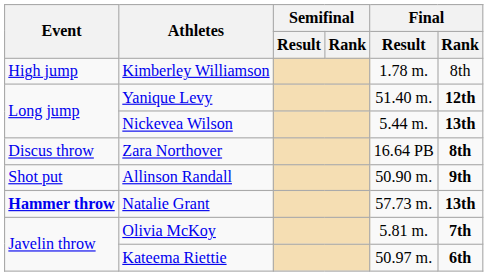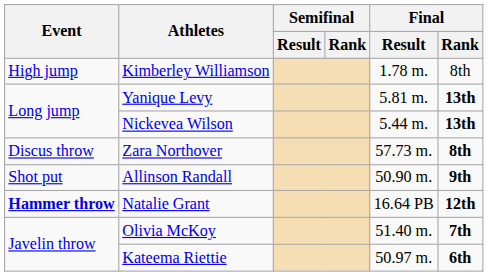(404, 97) 51.40 m. -> (404, 97) 5.81 m.
(460, 97) 12th -> (460, 97) 13th
(404, 151) 16.64 PB -> (404, 151) 57.73 m.
(404, 204) 57.73 m. -> (404, 204) 16.64 PB
(460, 204) 13th -> (460, 204) 12th
(404, 230) 5.81 m. -> (404, 230) 51.40 m.
